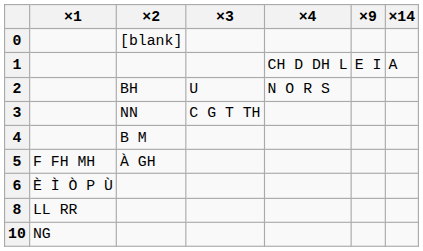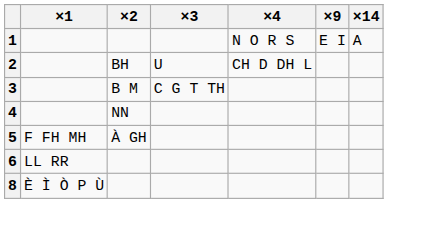- row: (17, 41)
(308, 65) CH D DH L -> (263, 41) N O R S
(299, 89) N O R S -> (272, 65) CH D DH L
(129, 113) NN -> (125, 89) B M
(133, 137) B M -> (120, 113) NN
(73, 186) È Ì Ò P Ù -> (46, 162) LL RR
(55, 210) LL RR -> (64, 186) È Ì Ò P Ù
- row: (17, 234)
